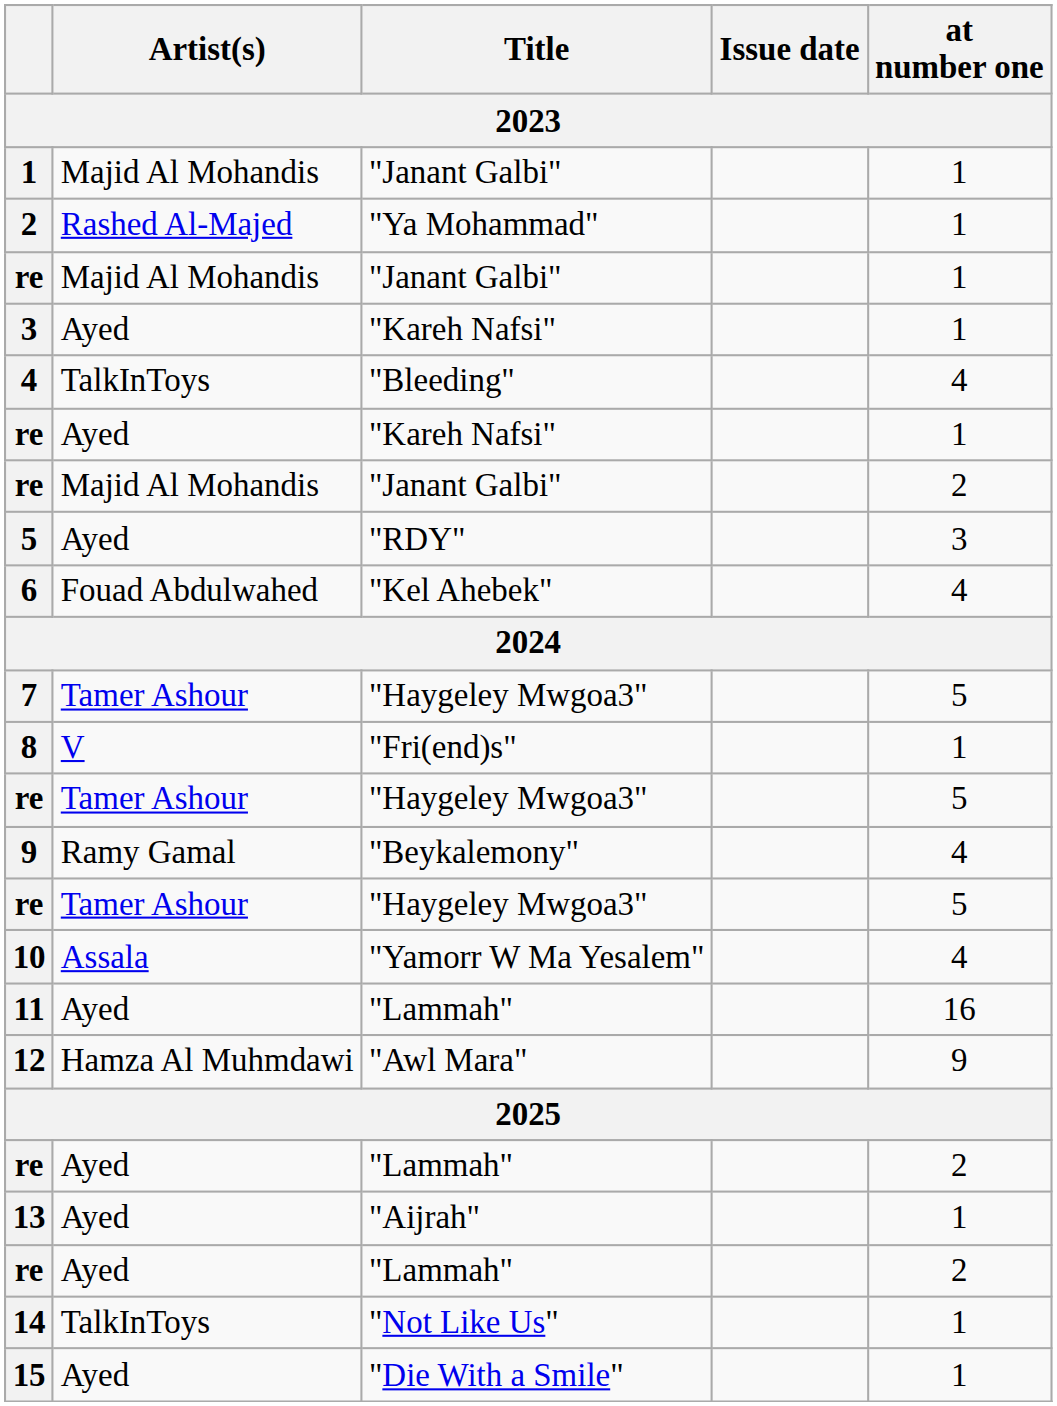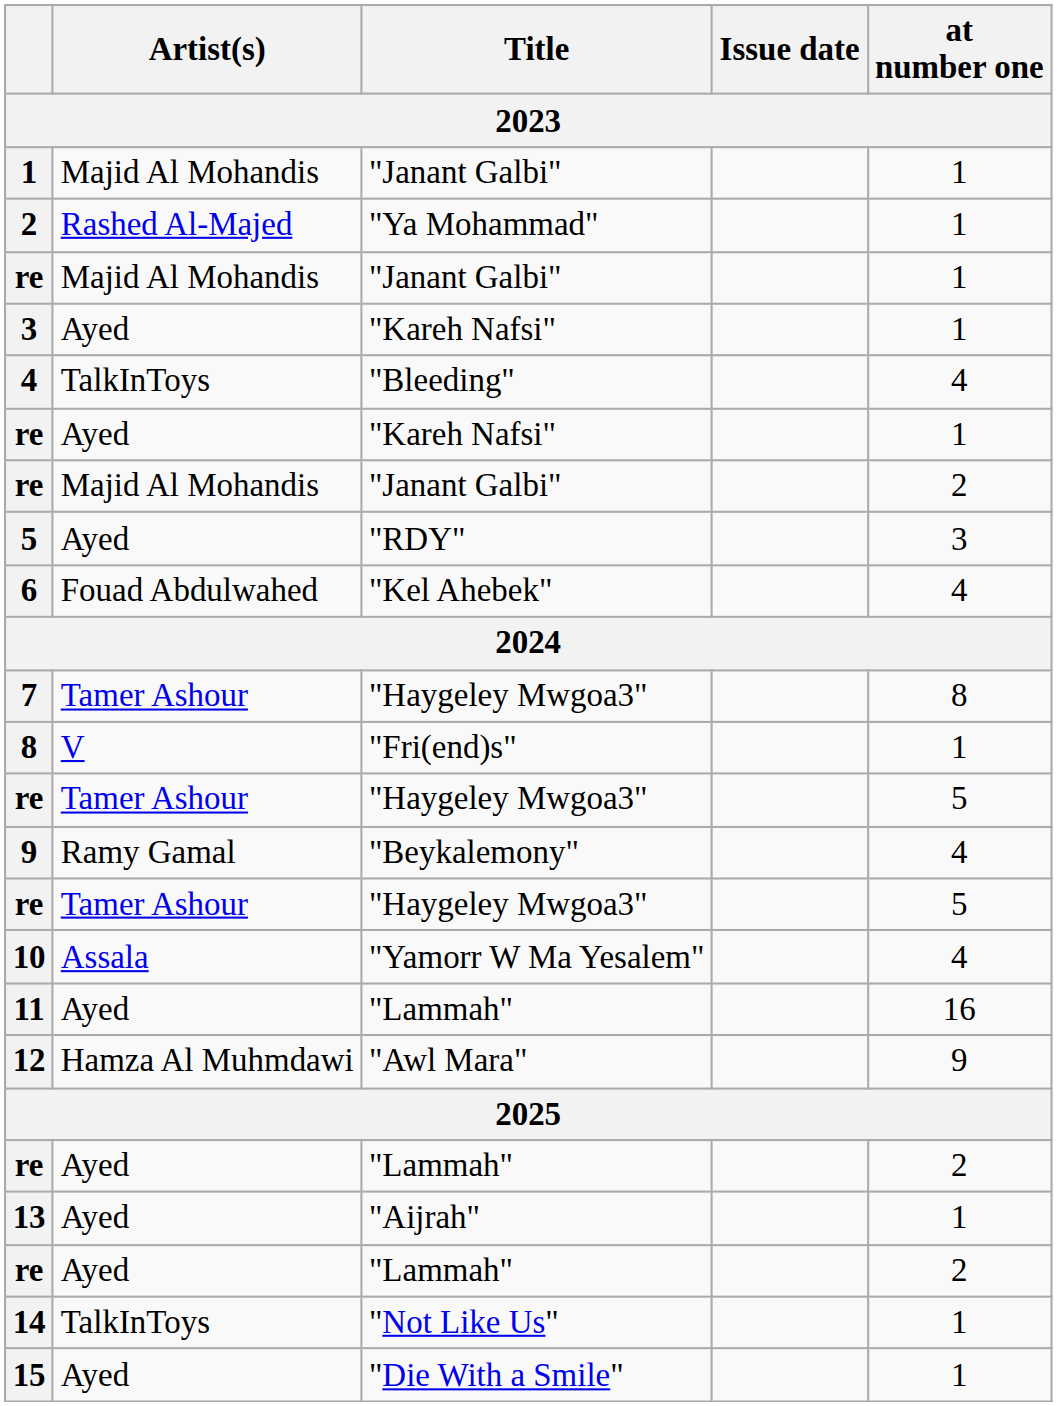(959, 694) 5 -> (959, 694) 8
